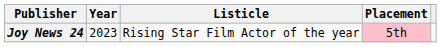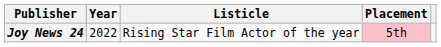(103, 33) 2023 -> (103, 33) 2022
